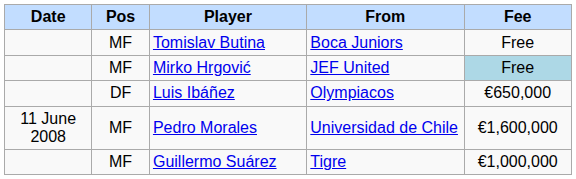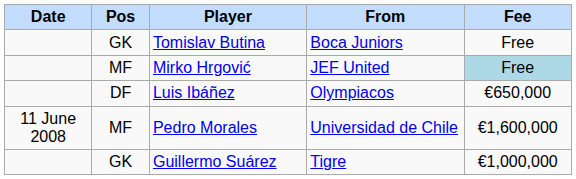(121, 42) MF -> (121, 42) GK
(121, 162) MF -> (121, 162) GK
